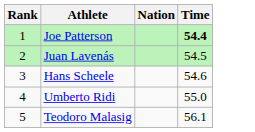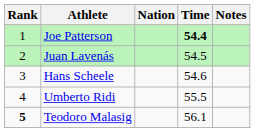+ column: (231, 14)
(195, 96) 55.0 -> (195, 96) 55.5
(23, 117) normal -> (23, 117) bold
